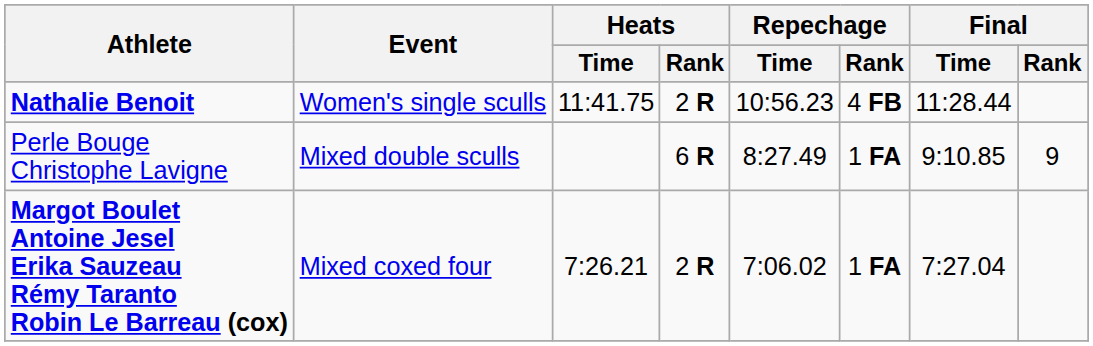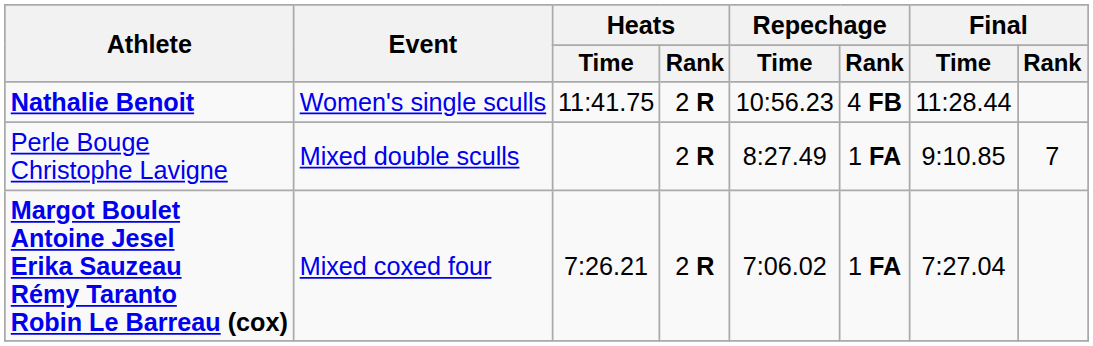(695, 156) 6 R -> (695, 156) 2 R
(1052, 156) 9 -> (1052, 156) 7
